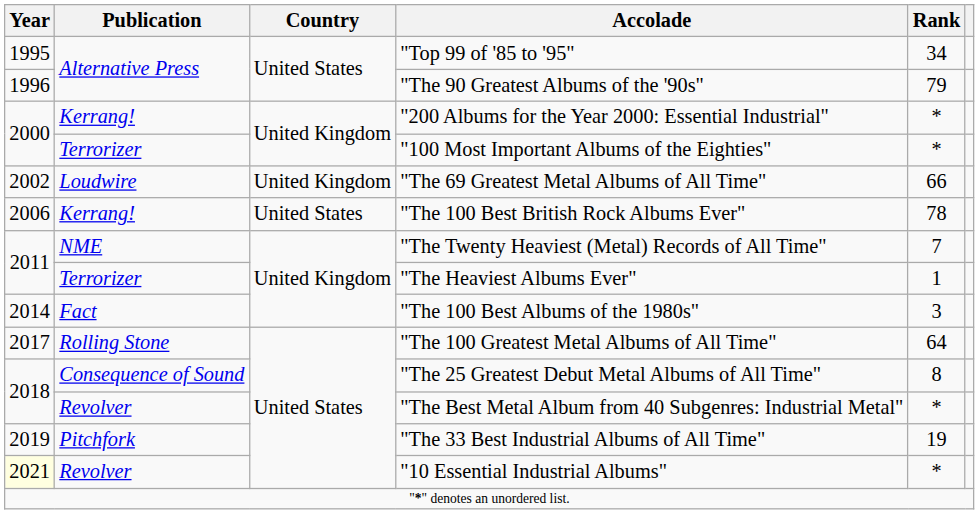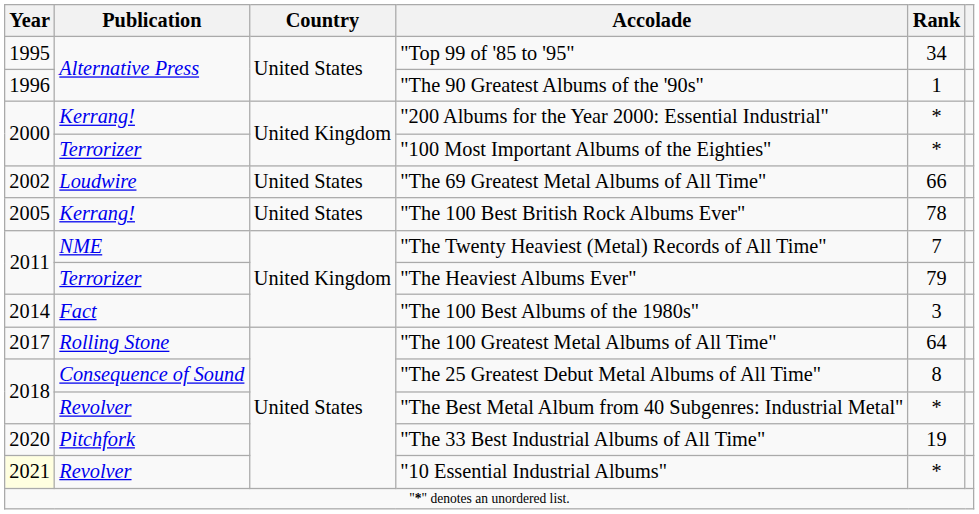(936, 85) 79 -> (936, 85) 1
(322, 181) United Kingdom -> (308, 181) United States
(30, 213) 2006 -> (30, 213) 2005
(936, 278) 1 -> (936, 278) 79
(30, 439) 2019 -> (30, 439) 2020
